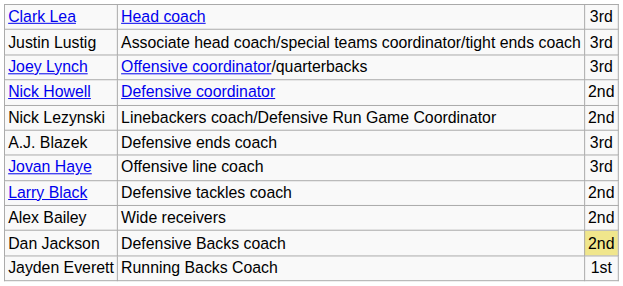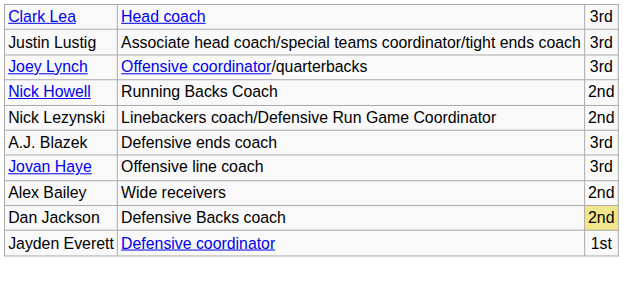(198, 92) Defensive coordinator -> (199, 92) Running Backs Coach
- row: (48, 192)
(199, 268) Running Backs Coach -> (198, 243) Defensive coordinator
